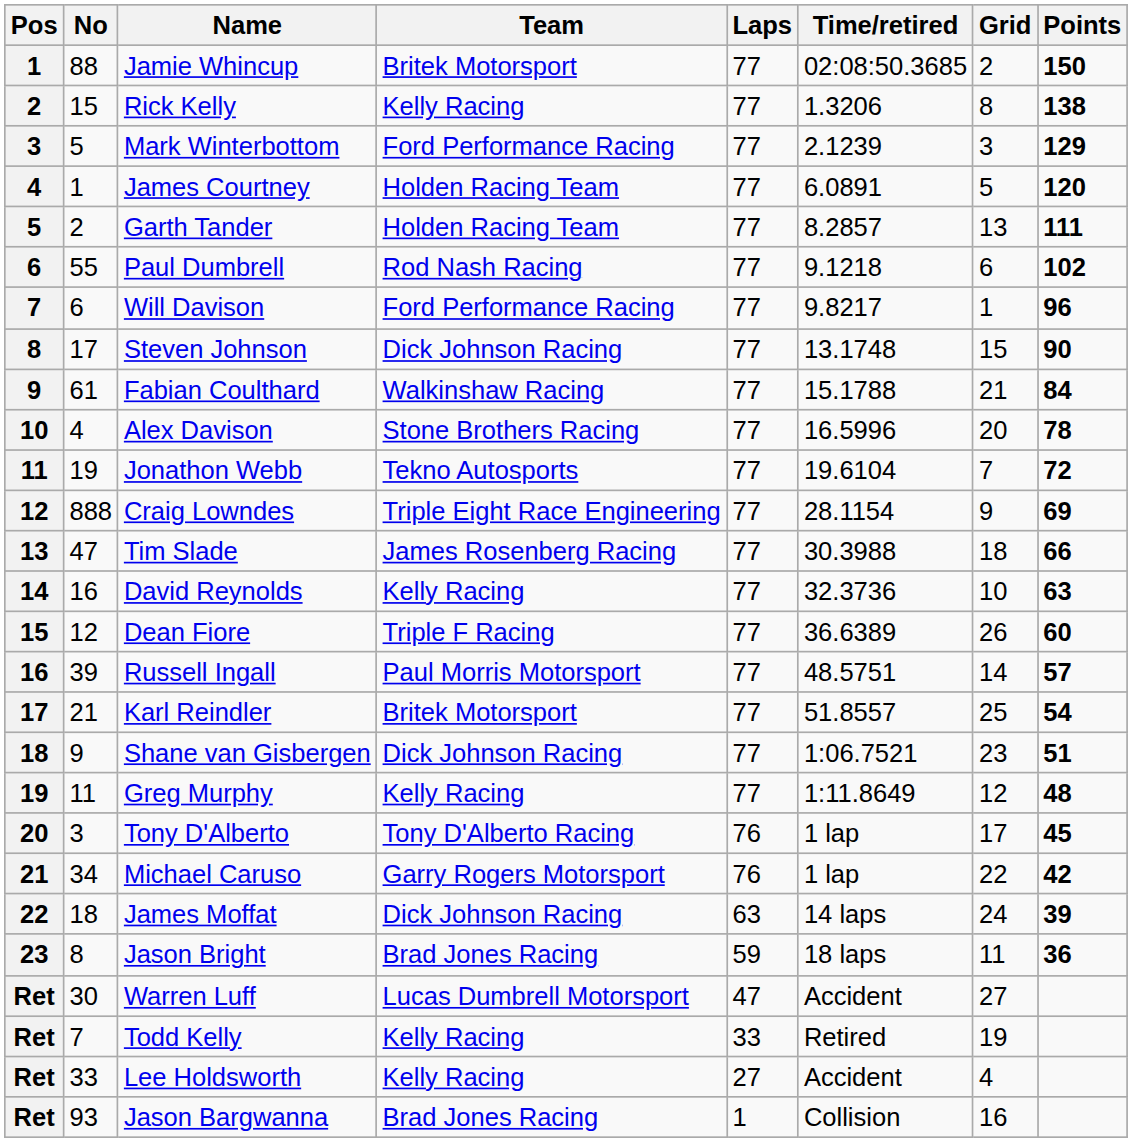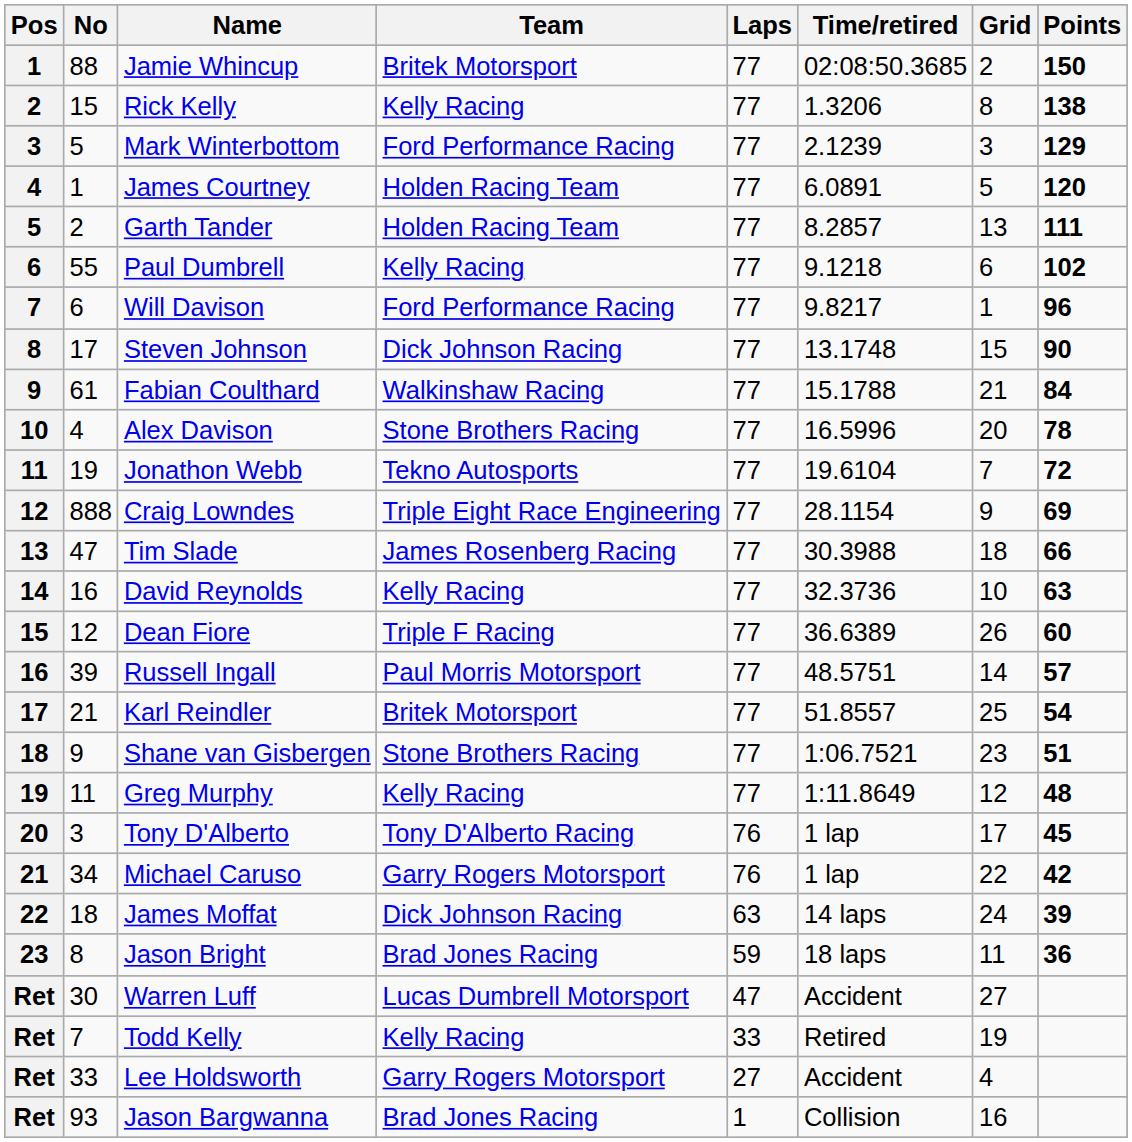(483, 268) Rod Nash Racing -> (453, 268) Kelly Racing
(502, 753) Dick Johnson Racing -> (511, 753) Stone Brothers Racing
(453, 1076) Kelly Racing -> (524, 1076) Garry Rogers Motorsport
